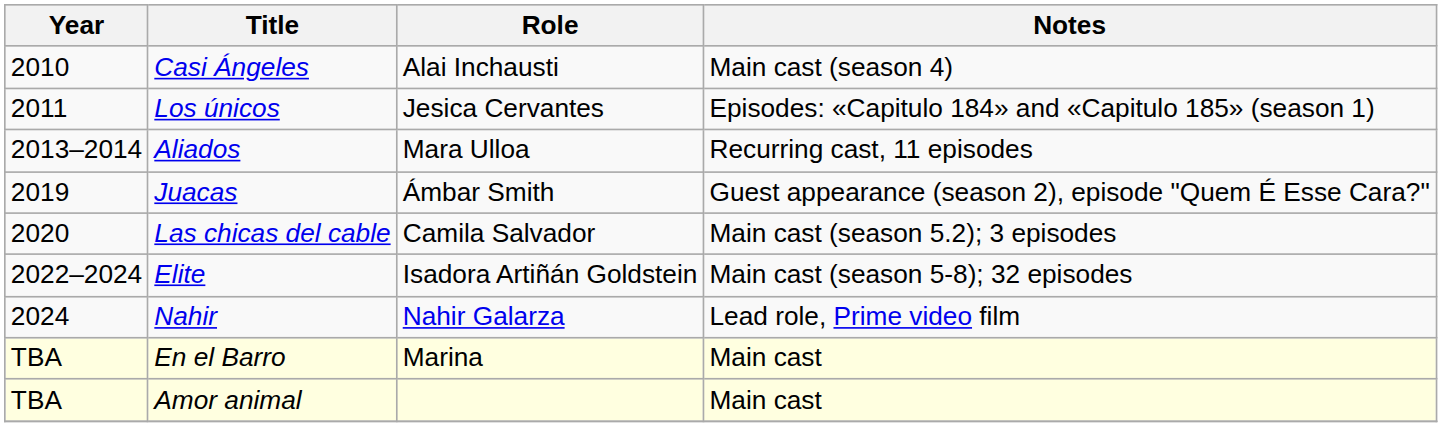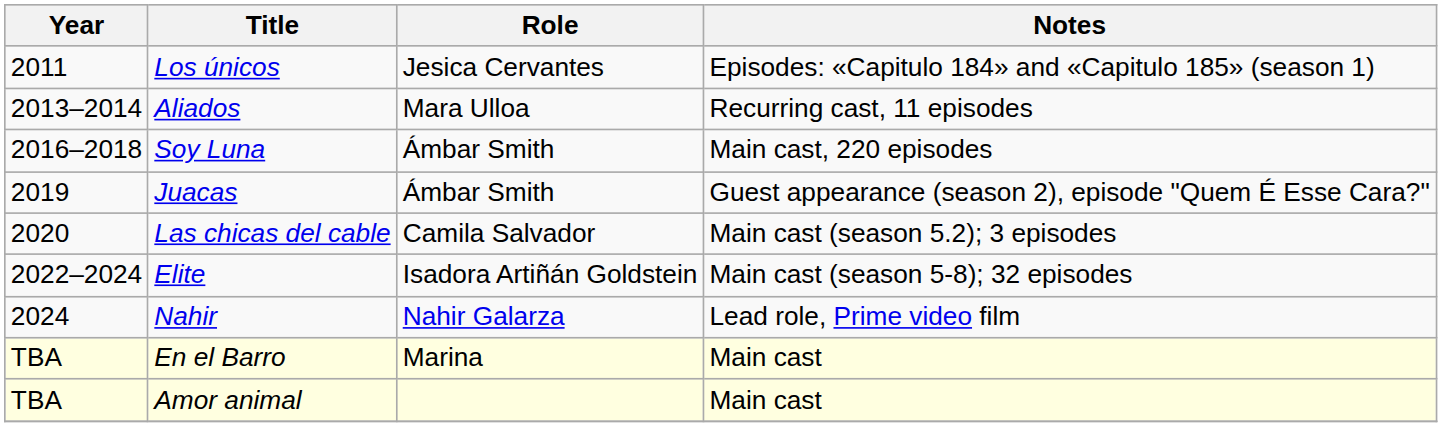- row: (232, 66)
+ row: (210, 150)
